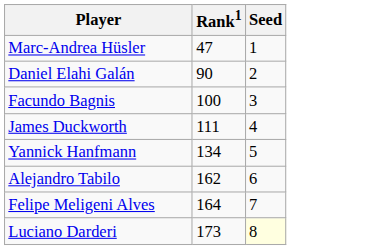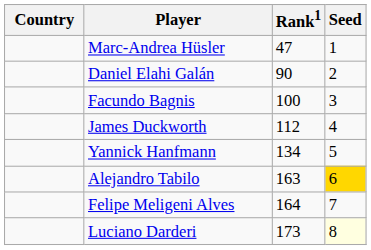+ column: (44, 19)
(208, 126) 111 -> (288, 126) 112
(209, 178) 162 -> (288, 178) 163
(253, 178) no background -> (333, 178) gold background
